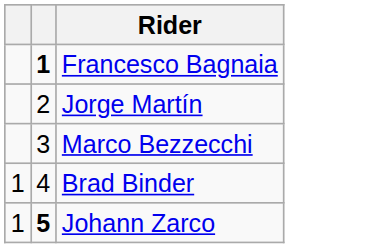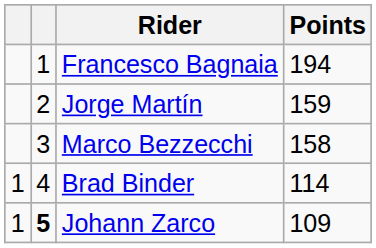+ column: (328, 25)
(43, 65) bold -> (43, 65) normal
